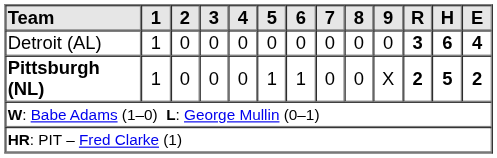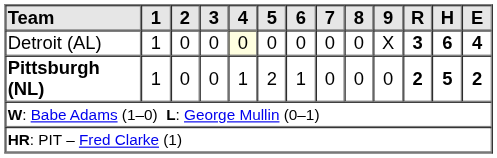(243, 43) no background -> (243, 43) lightyellow background
(388, 43) 0 -> (388, 43) X
(243, 78) 0 -> (243, 78) 1
(272, 78) 1 -> (272, 78) 2
(388, 78) X -> (388, 78) 0
